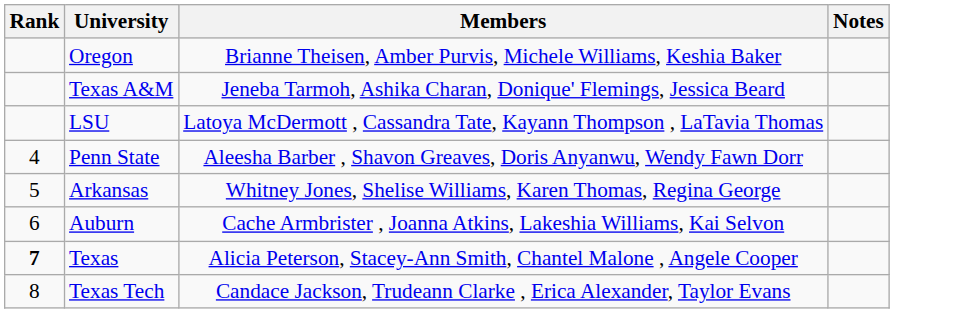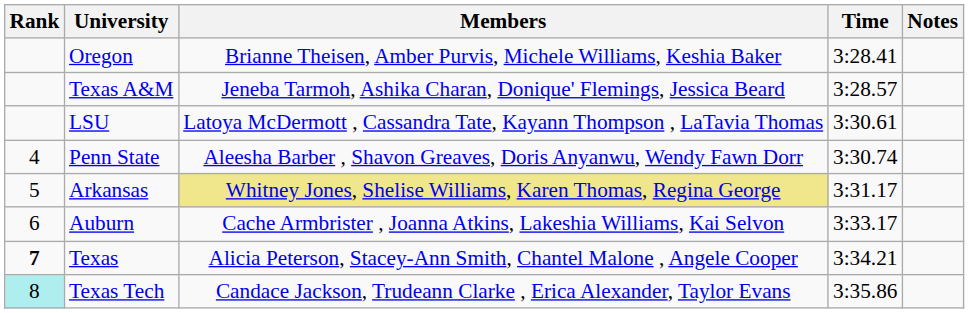+ column: (865, 21)
(503, 190) no background -> (503, 190) khaki background
(34, 291) no background -> (34, 291) paleturquoise background
